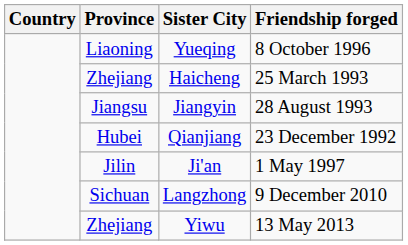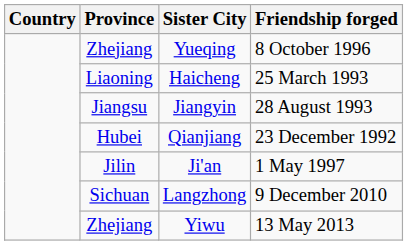(119, 48) Liaoning -> (119, 48) Zhejiang
(119, 78) Zhejiang -> (119, 78) Liaoning
